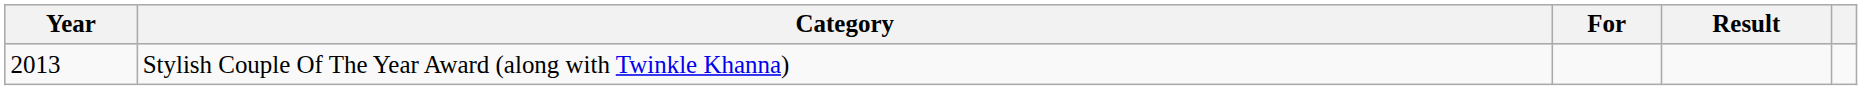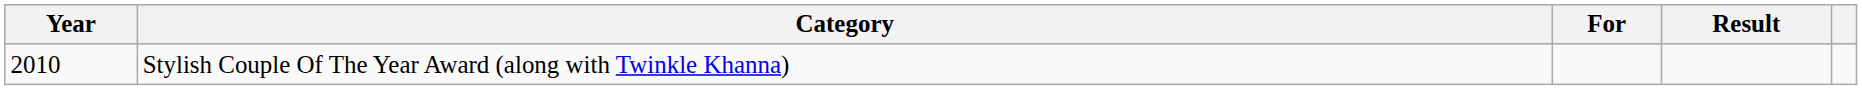(35, 63) 2013 -> (35, 63) 2010
